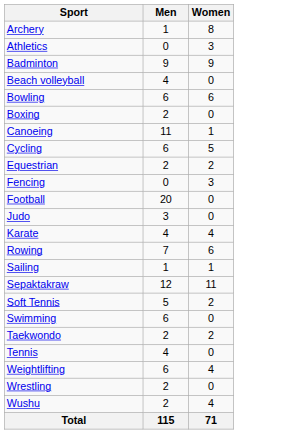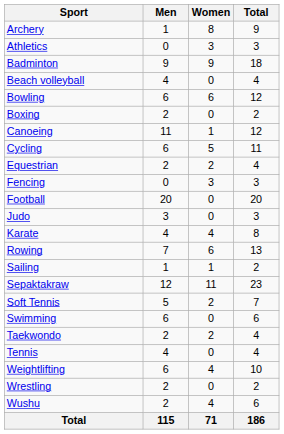+ column: (256, 13)
